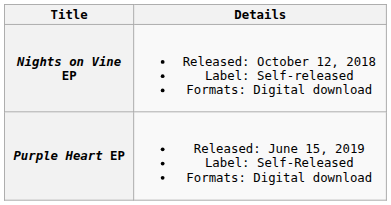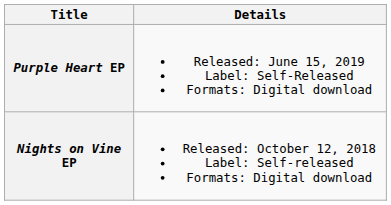rows swapped: (69, 68) <-> (69, 156)
